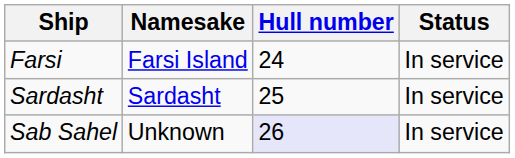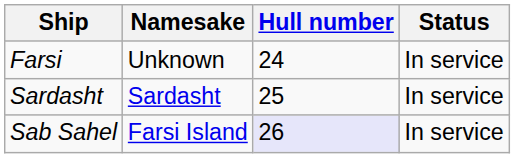(188, 59) Farsi Island -> (176, 59) Unknown
(176, 133) Unknown -> (188, 133) Farsi Island
